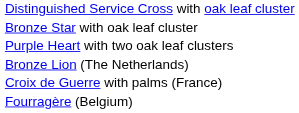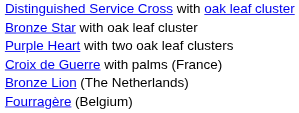rows swapped: (114, 83) <-> (97, 64)
